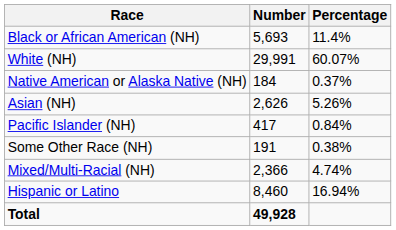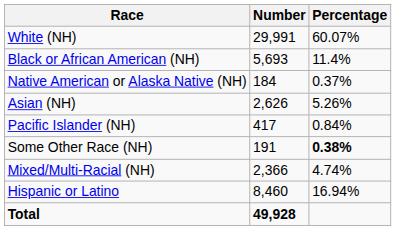rows swapped: (42, 59) <-> (104, 37)
(332, 147) normal -> (332, 147) bold
